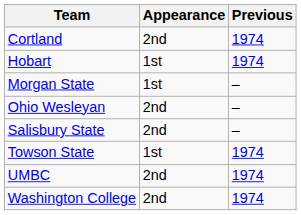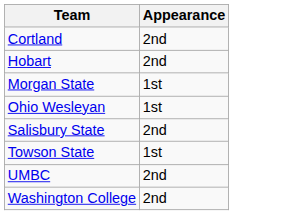- column: (262, 15)
(152, 61) 1st -> (155, 61) 2nd
(155, 107) 2nd -> (152, 107) 1st
